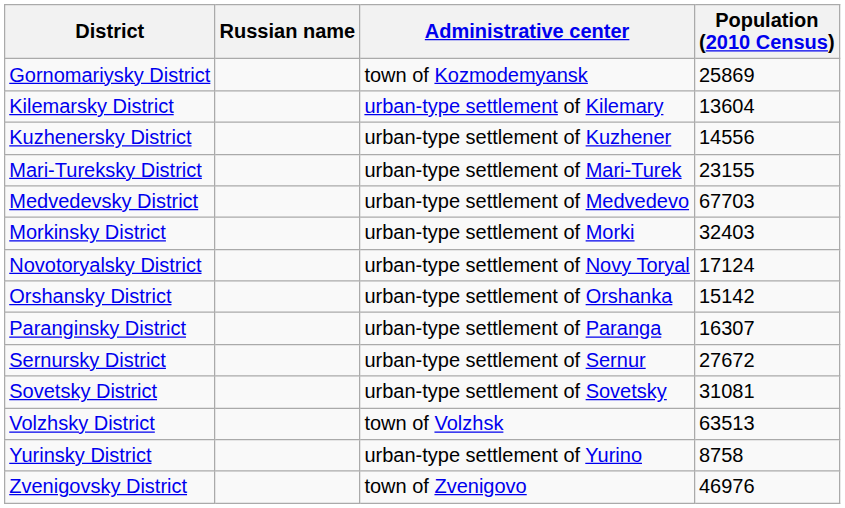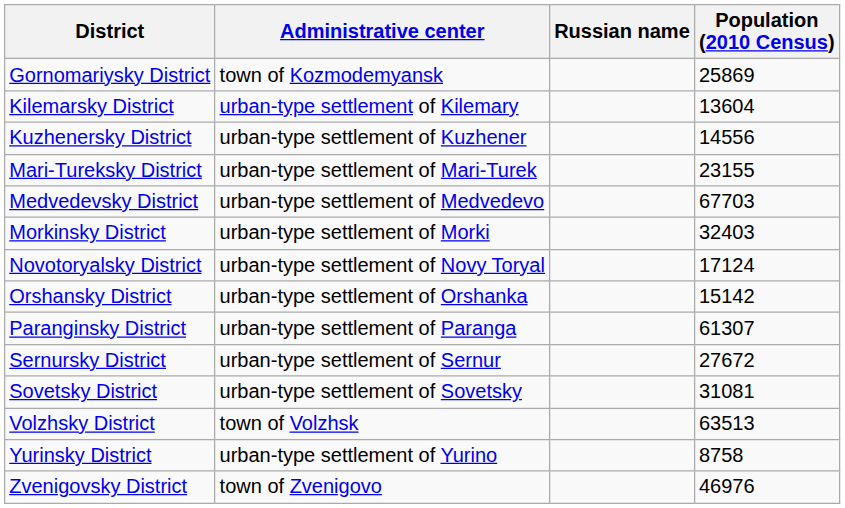columns swapped: (287, 31) <-> (527, 31)
(727, 328) 16307 -> (727, 328) 61307
